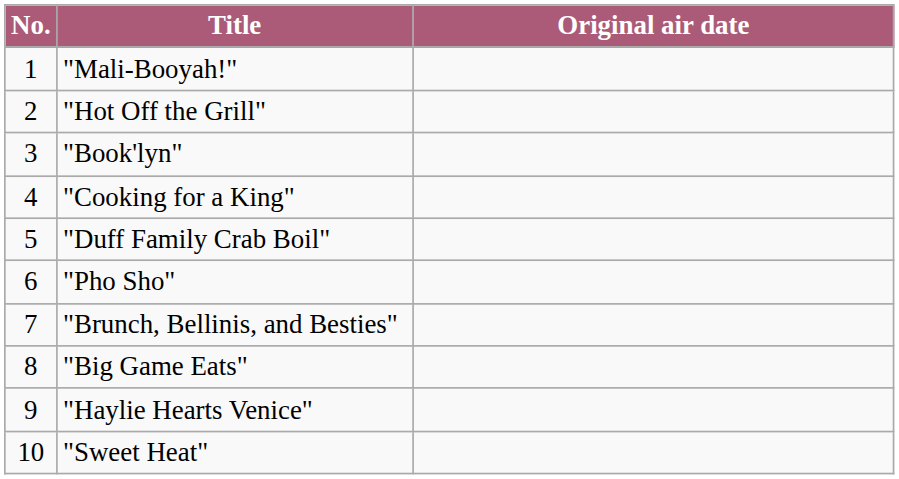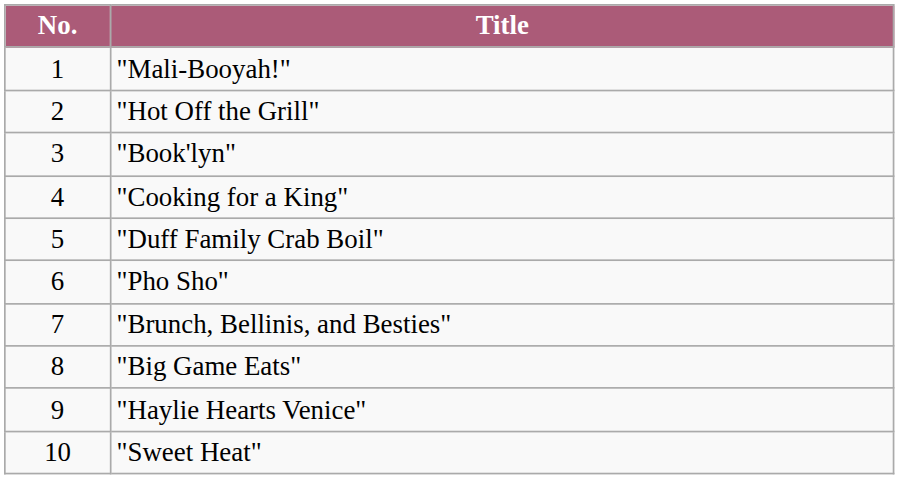- column: (653, 25)
